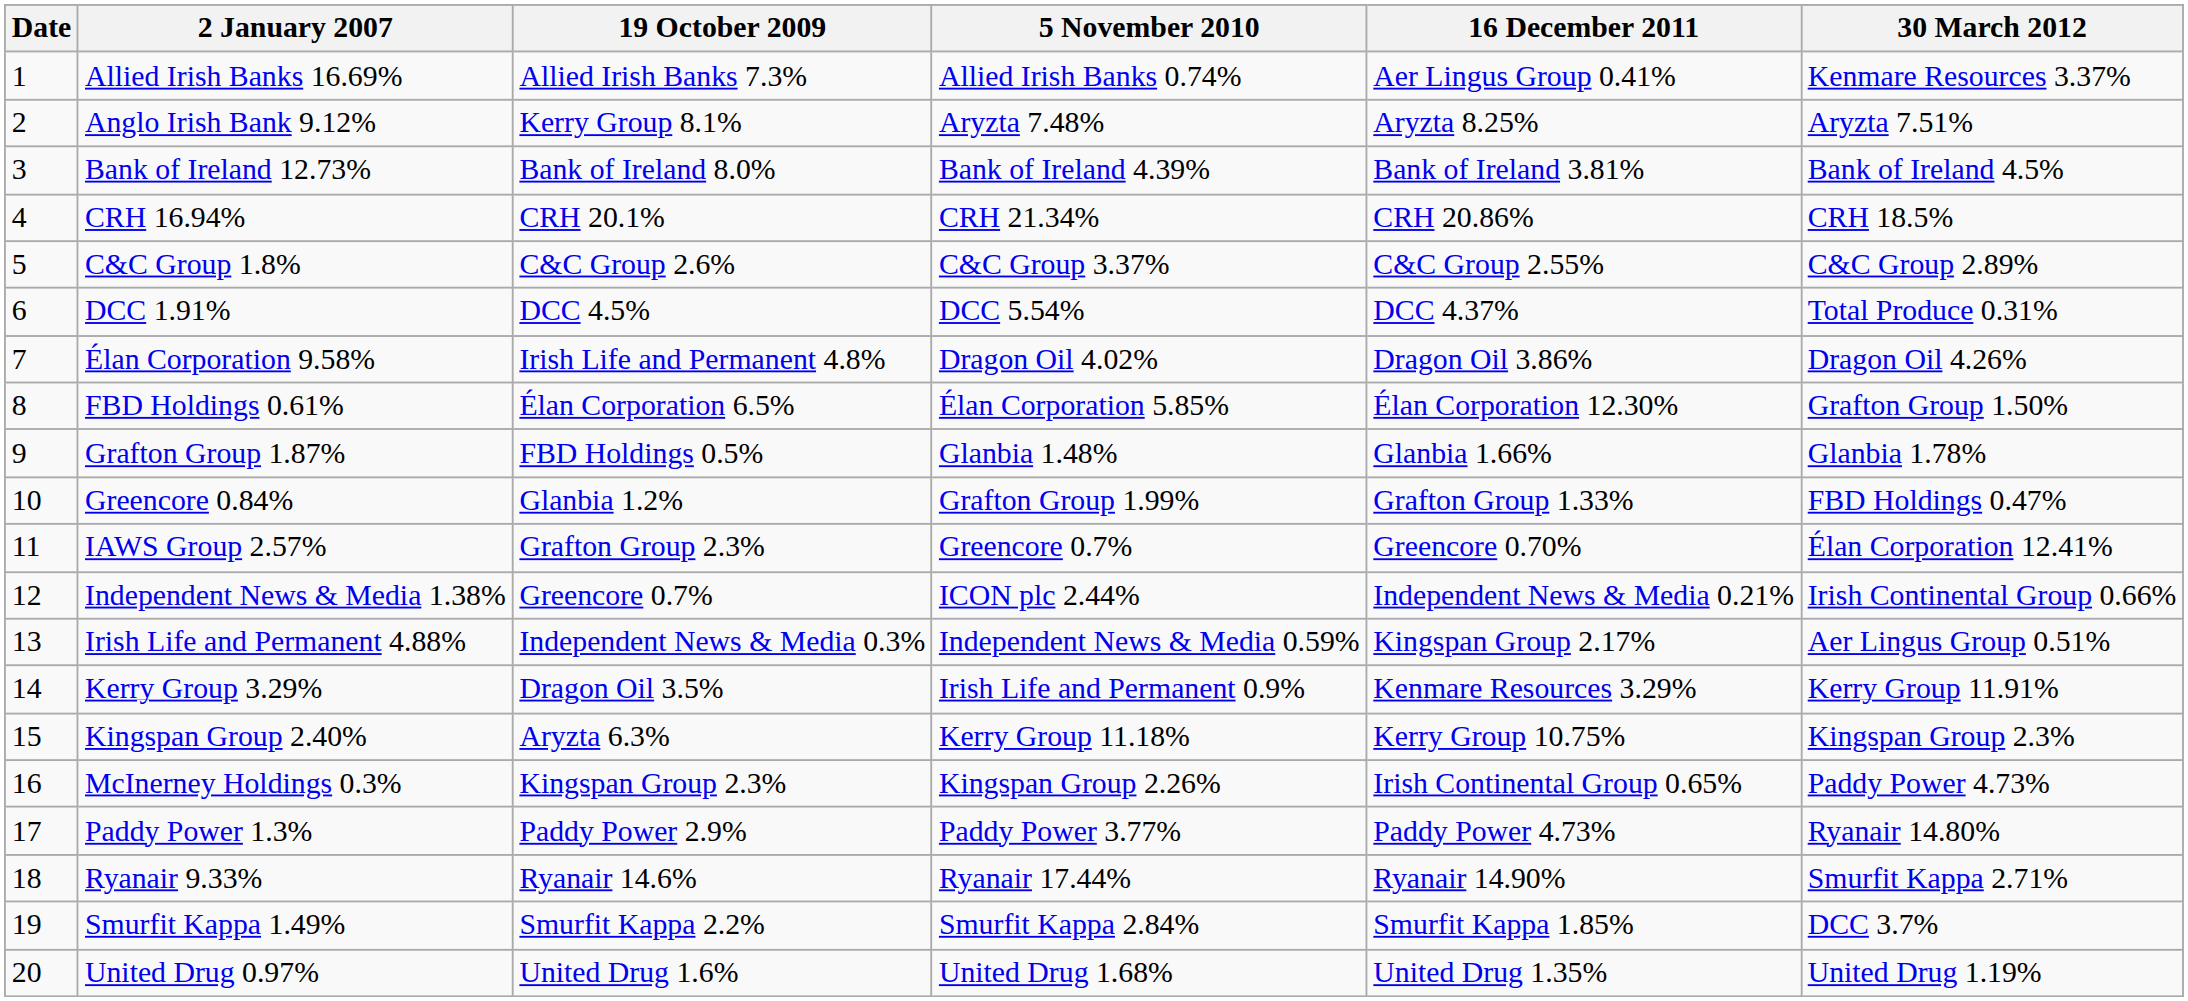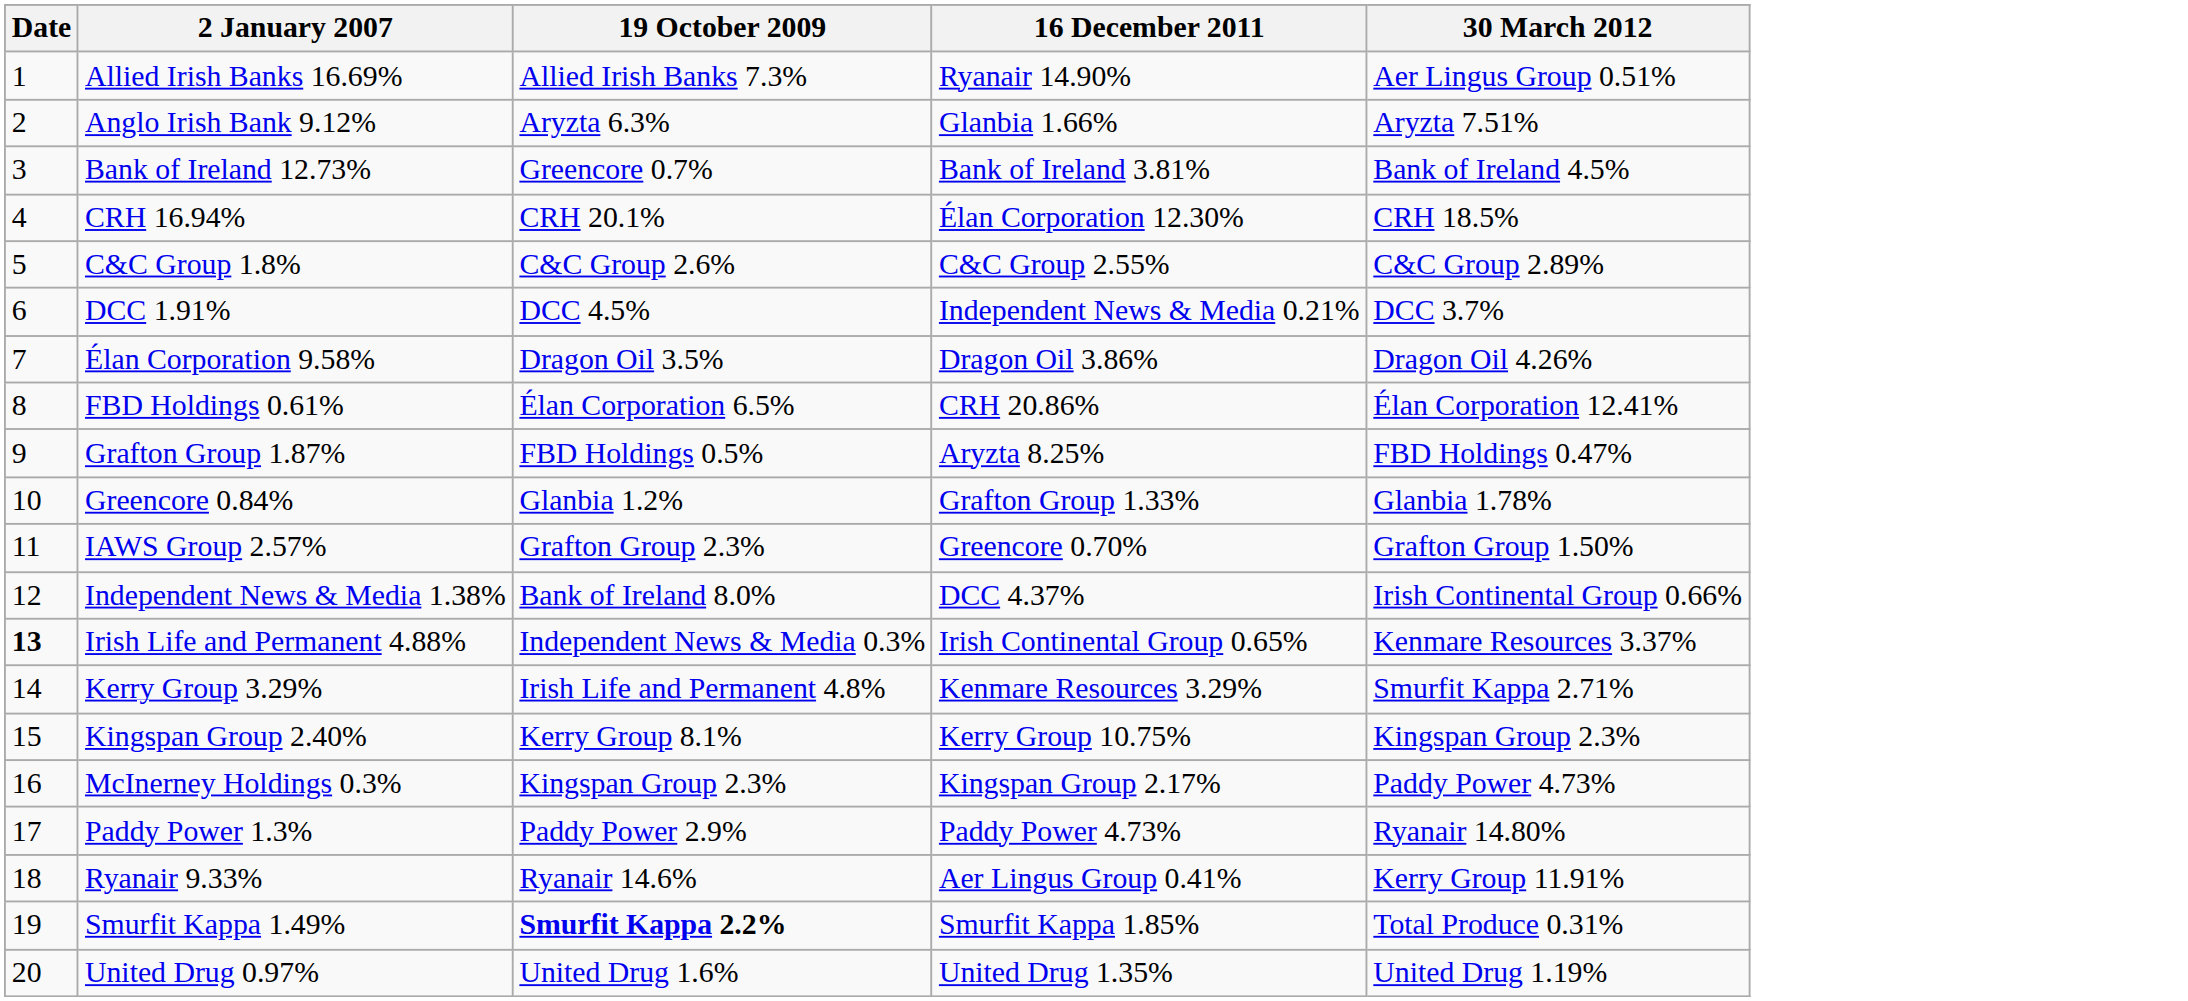- column: (1149, 28)
(1525, 75) Aer Lingus Group 0.41% -> (1035, 75) Ryanair 14.90%
(1969, 75) Kenmare Resources 3.37% -> (1525, 75) Aer Lingus Group 0.51%
(631, 122) Kerry Group 8.1% -> (595, 122) Aryzta 6.3%
(1456, 122) Aryzta 8.25% -> (1028, 122) Glanbia 1.66%
(647, 169) Bank of Ireland 8.0% -> (616, 169) Greencore 0.7%
(1454, 216) CRH 20.86% -> (1091, 216) Élan Corporation 12.30%
(1446, 311) DCC 4.37% -> (1149, 311) Independent News & Media 0.21%
(1933, 311) Total Produce 0.31% -> (1439, 311) DCC 3.7%
(702, 358) Irish Life and Permanent 4.8% -> (621, 358) Dragon Oil 3.5%
(1526, 405) Élan Corporation 12.30% -> (1019, 405) CRH 20.86%
(1938, 405) Grafton Group 1.50% -> (1526, 405) Élan Corporation 12.41%
(1463, 452) Glanbia 1.66% -> (1022, 452) Aryzta 8.25%
(1897, 452) Glanbia 1.78% -> (1503, 452) FBD Holdings 0.47%
(1937, 500) FBD Holdings 0.47% -> (1463, 500) Glanbia 1.78%
(1960, 547) Élan Corporation 12.41% -> (1503, 547) Grafton Group 1.50%
(616, 594) Greencore 0.7% -> (647, 594) Bank of Ireland 8.0%
(1584, 594) Independent News & Media 0.21% -> (1012, 594) DCC 4.37%
(27, 641) normal -> (27, 641) bold
(1514, 641) Kingspan Group 2.17% -> (1123, 641) Irish Continental Group 0.65%
(1959, 641) Aer Lingus Group 0.51% -> (1535, 641) Kenmare Resources 3.37%
(621, 688) Dragon Oil 3.5% -> (702, 688) Irish Life and Permanent 4.8%
(1933, 688) Kerry Group 11.91% -> (1503, 688) Smurfit Kappa 2.71%
(595, 736) Aryzta 6.3% -> (631, 736) Kerry Group 8.1%
(1558, 783) Irish Continental Group 0.65% -> (1080, 783) Kingspan Group 2.17%
(1469, 877) Ryanair 14.90% -> (1090, 877) Aer Lingus Group 0.41%
(1938, 877) Smurfit Kappa 2.71% -> (1499, 877) Kerry Group 11.91%
(642, 924) normal -> (653, 924) bold
(1873, 924) DCC 3.7% -> (1498, 924) Total Produce 0.31%
